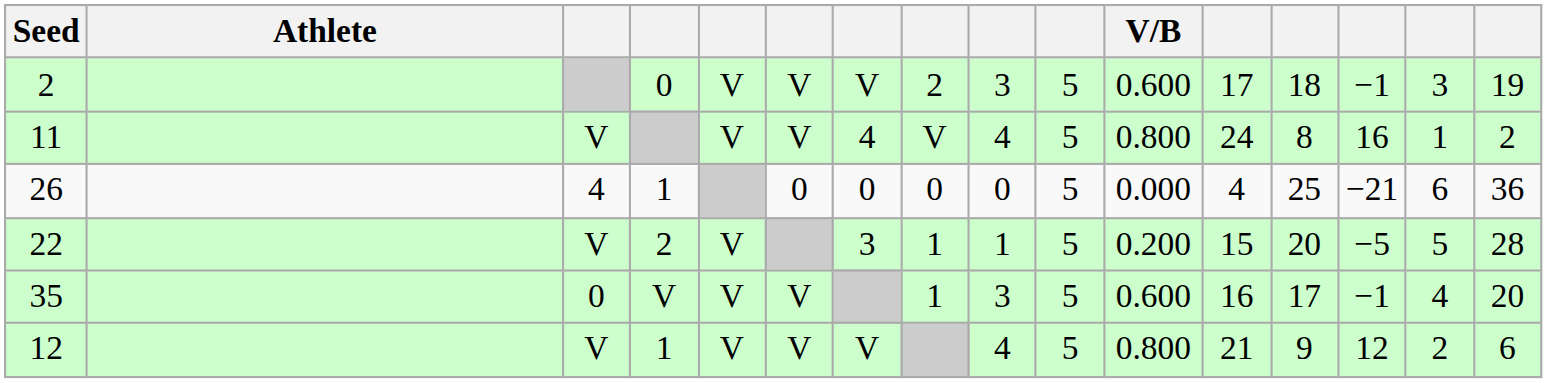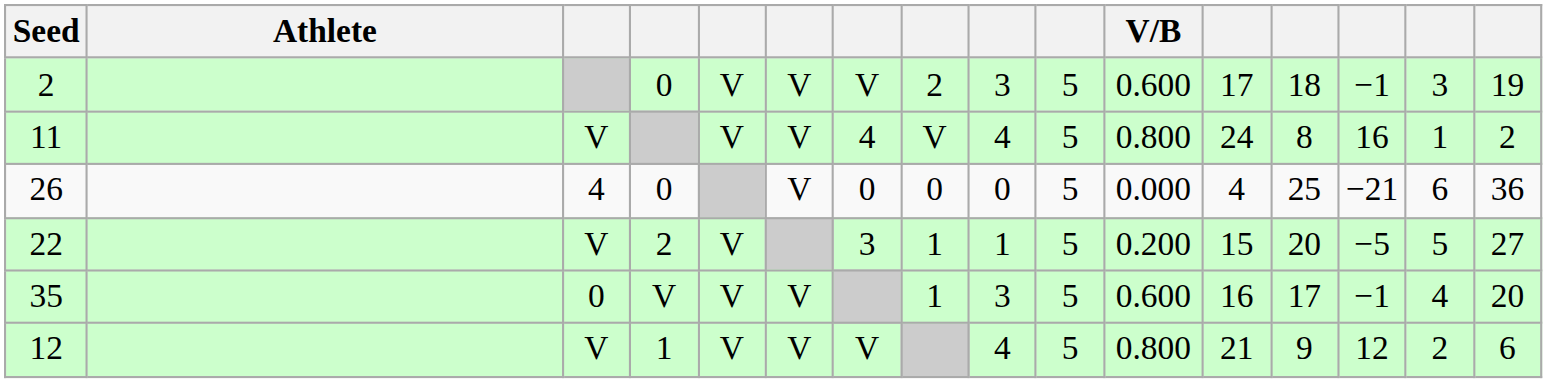(664, 190) 1 -> (664, 190) 0
(799, 190) 0 -> (799, 190) V
(1507, 243) 28 -> (1507, 243) 27
